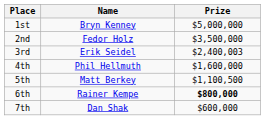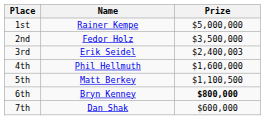(108, 25) Bryn Kenney -> (108, 25) Rainer Kempe
(108, 94) Rainer Kempe -> (108, 94) Bryn Kenney
